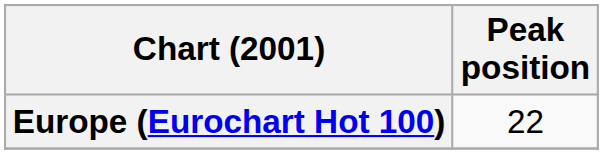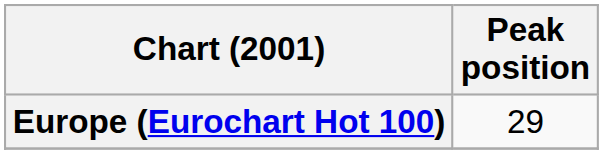(525, 121) 22 -> (525, 121) 29
